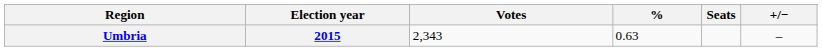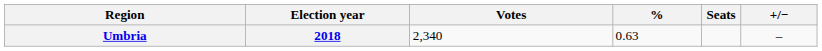(327, 35) 2015 -> (327, 35) 2018
(428, 35) 2,343 -> (428, 35) 2,340
